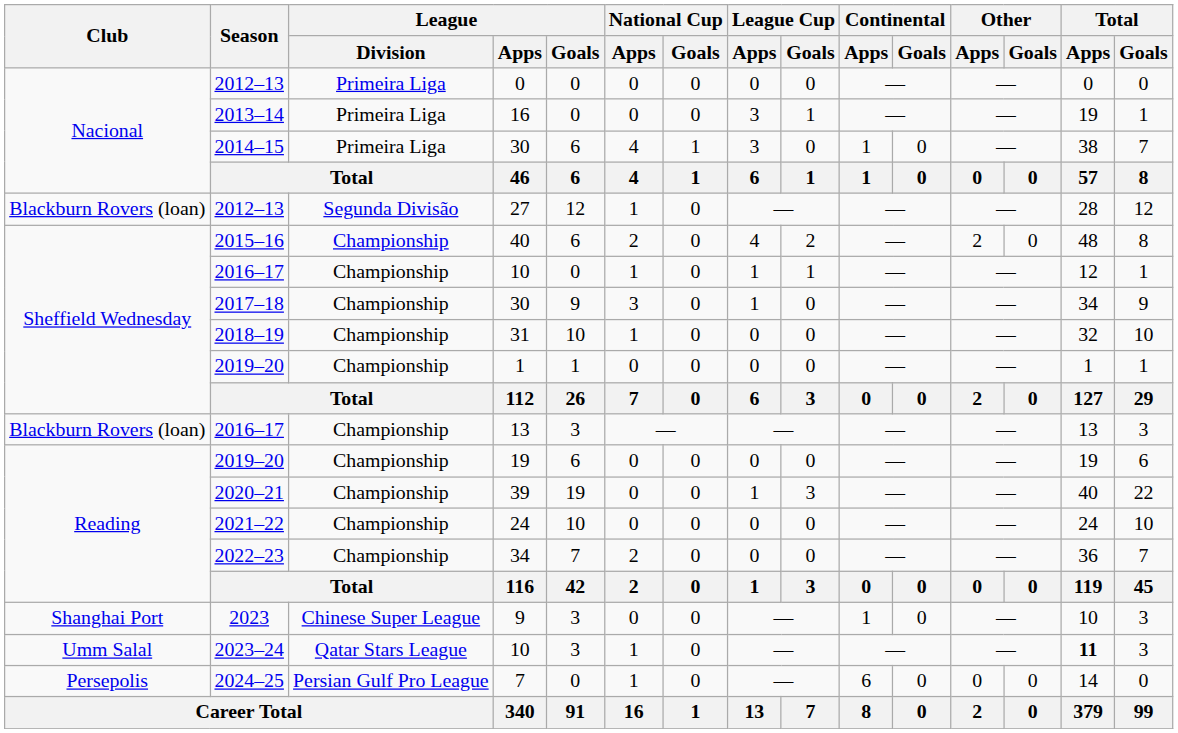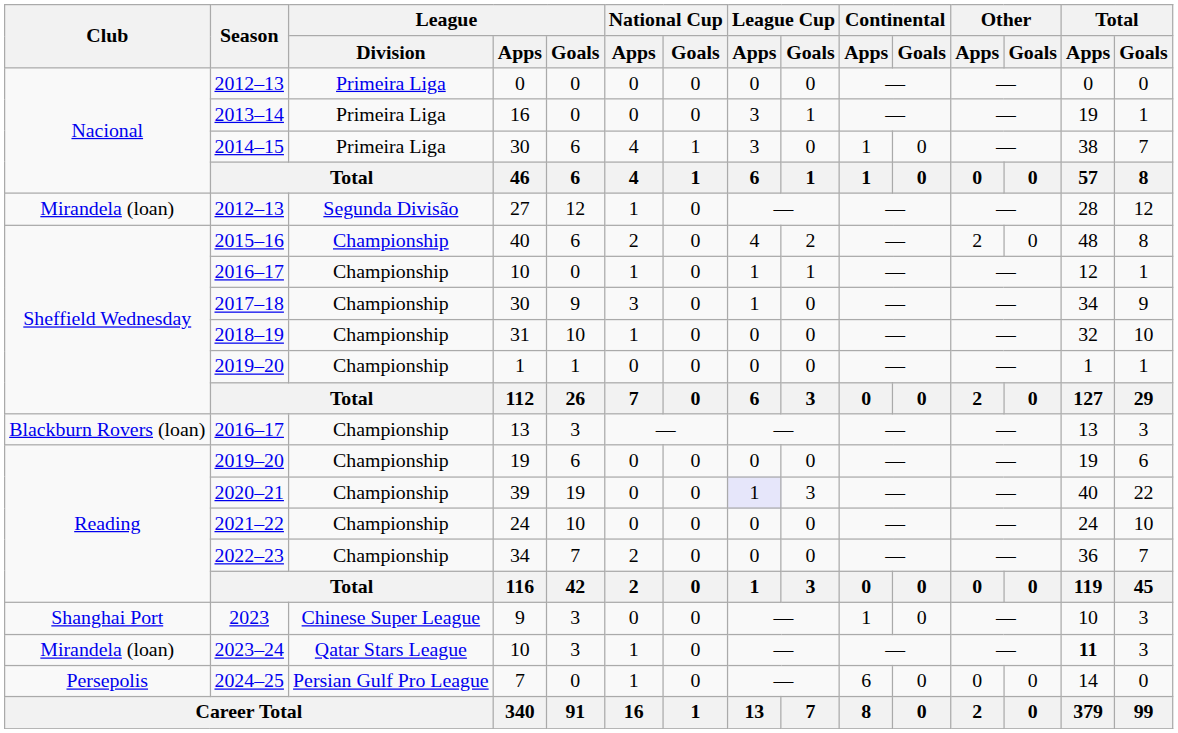(107, 209) Blackburn Rovers (loan) -> (107, 209) Mirandela (loan)
(754, 492) no background -> (754, 492) lavender background
(107, 649) Umm Salal -> (107, 649) Mirandela (loan)
